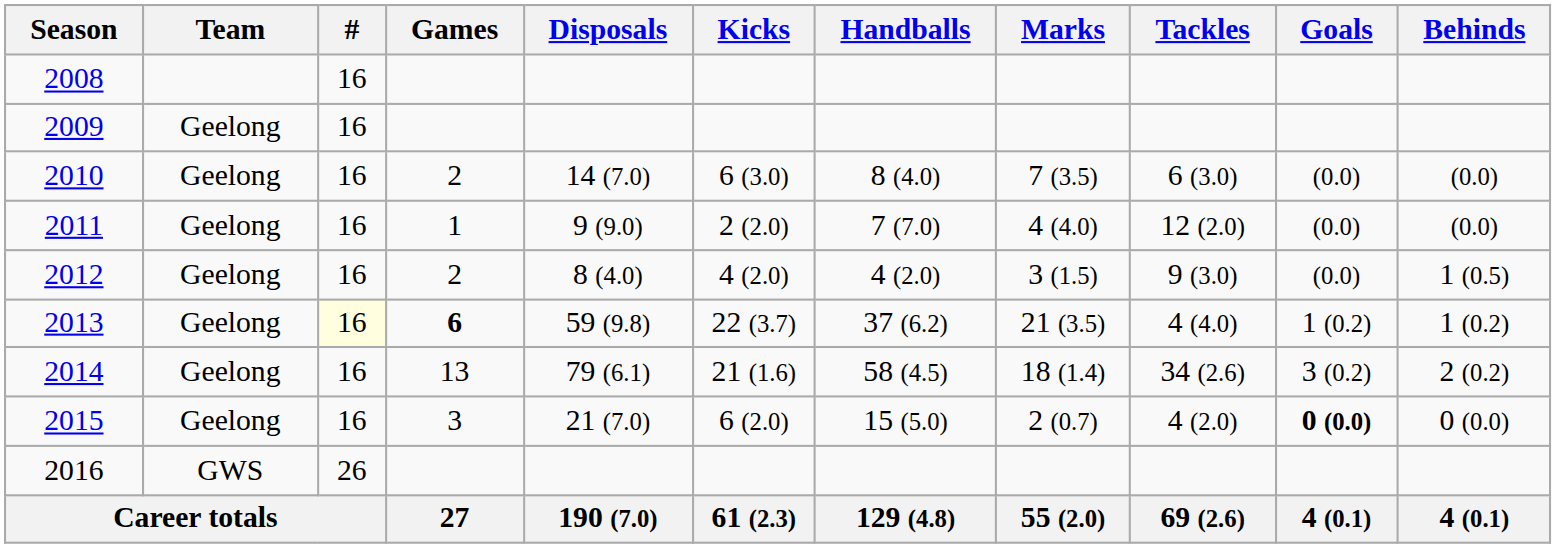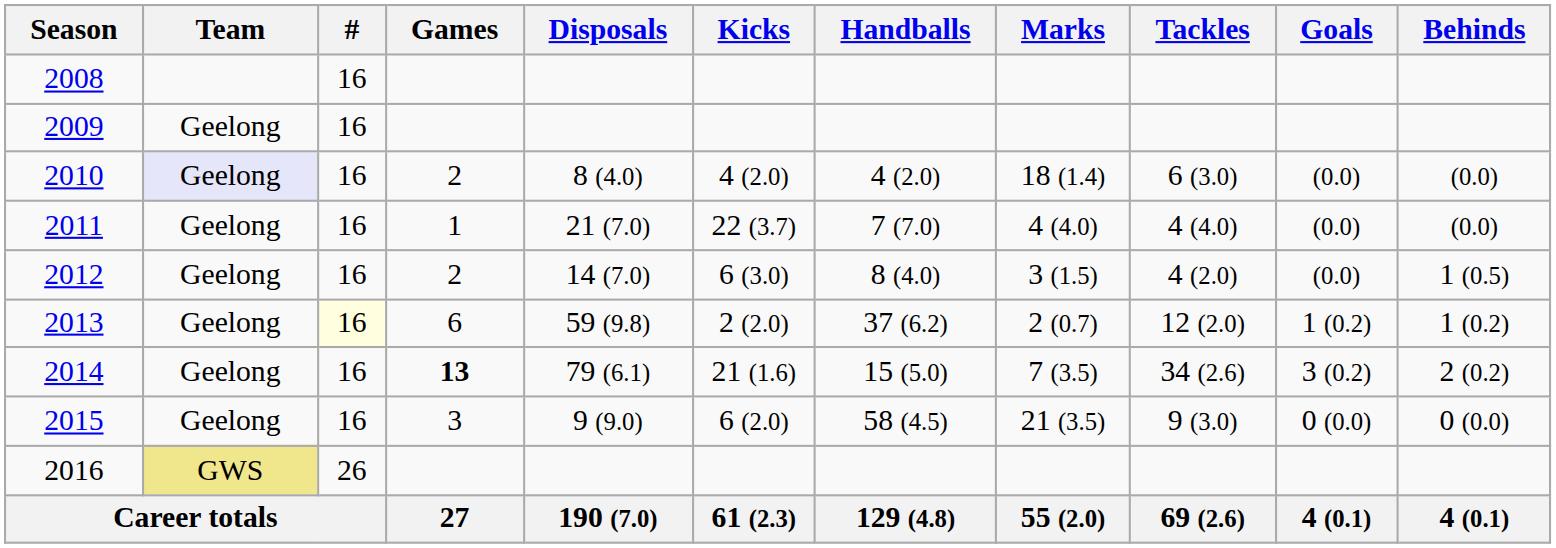(230, 176) no background -> (230, 176) lavender background
(608, 176) 14 (7.0) -> (608, 176) 8 (4.0)
(754, 176) 6 (3.0) -> (754, 176) 4 (2.0)
(906, 176) 8 (4.0) -> (906, 176) 4 (2.0)
(1063, 176) 7 (3.5) -> (1063, 176) 18 (1.4)
(608, 225) 9 (9.0) -> (608, 225) 21 (7.0)
(754, 225) 2 (2.0) -> (754, 225) 22 (3.7)
(1203, 225) 12 (2.0) -> (1203, 225) 4 (4.0)
(608, 273) 8 (4.0) -> (608, 273) 14 (7.0)
(754, 273) 4 (2.0) -> (754, 273) 6 (3.0)
(906, 273) 4 (2.0) -> (906, 273) 8 (4.0)
(1203, 273) 9 (3.0) -> (1203, 273) 4 (2.0)
(455, 322) bold -> (455, 322) normal
(754, 322) 22 (3.7) -> (754, 322) 2 (2.0)
(1063, 322) 21 (3.5) -> (1063, 322) 2 (0.7)
(1203, 322) 4 (4.0) -> (1203, 322) 12 (2.0)
(455, 371) normal -> (455, 371) bold
(906, 371) 58 (4.5) -> (906, 371) 15 (5.0)
(1063, 371) 18 (1.4) -> (1063, 371) 7 (3.5)
(608, 420) 21 (7.0) -> (608, 420) 9 (9.0)
(906, 420) 15 (5.0) -> (906, 420) 58 (4.5)
(1063, 420) 2 (0.7) -> (1063, 420) 21 (3.5)
(1203, 420) 4 (2.0) -> (1203, 420) 9 (3.0)
(1337, 420) bold -> (1337, 420) normal
(230, 469) no background -> (230, 469) khaki background
